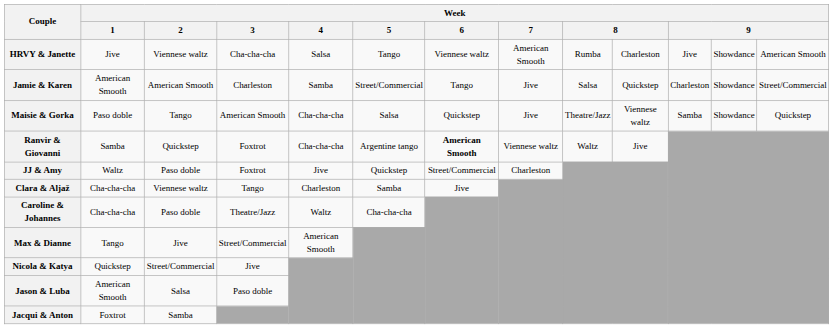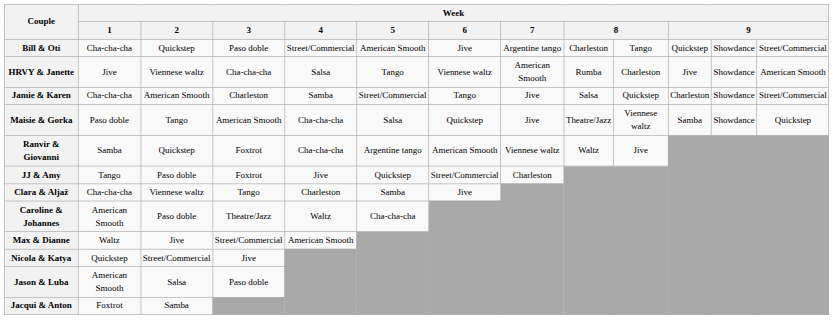+ row: (41, 47)
(113, 84) American Smooth -> (109, 95) Cha-cha-cha
(462, 146) bold -> (465, 150) normal
(113, 170) Waltz -> (109, 174) Tango
(113, 211) Cha-cha-cha -> (109, 216) American Smooth
(113, 242) Tango -> (109, 240) Waltz
